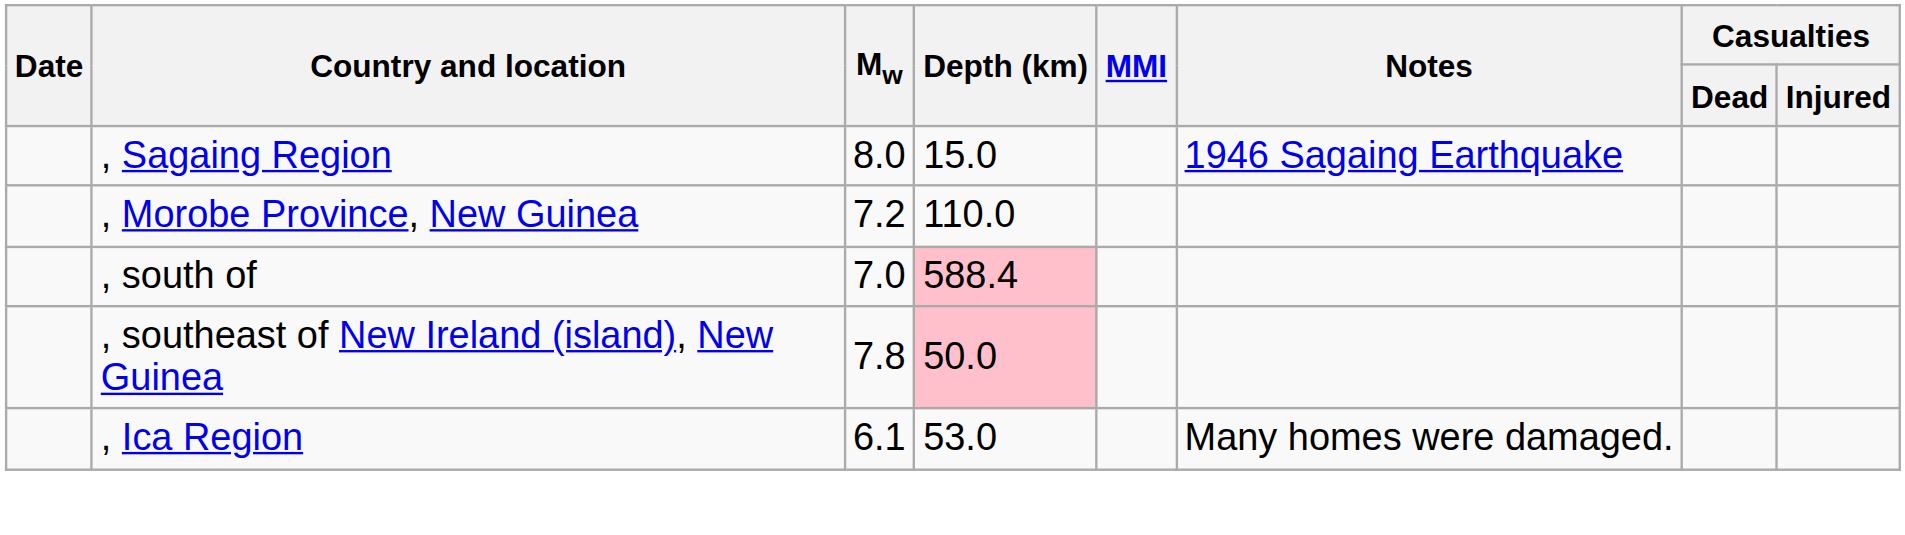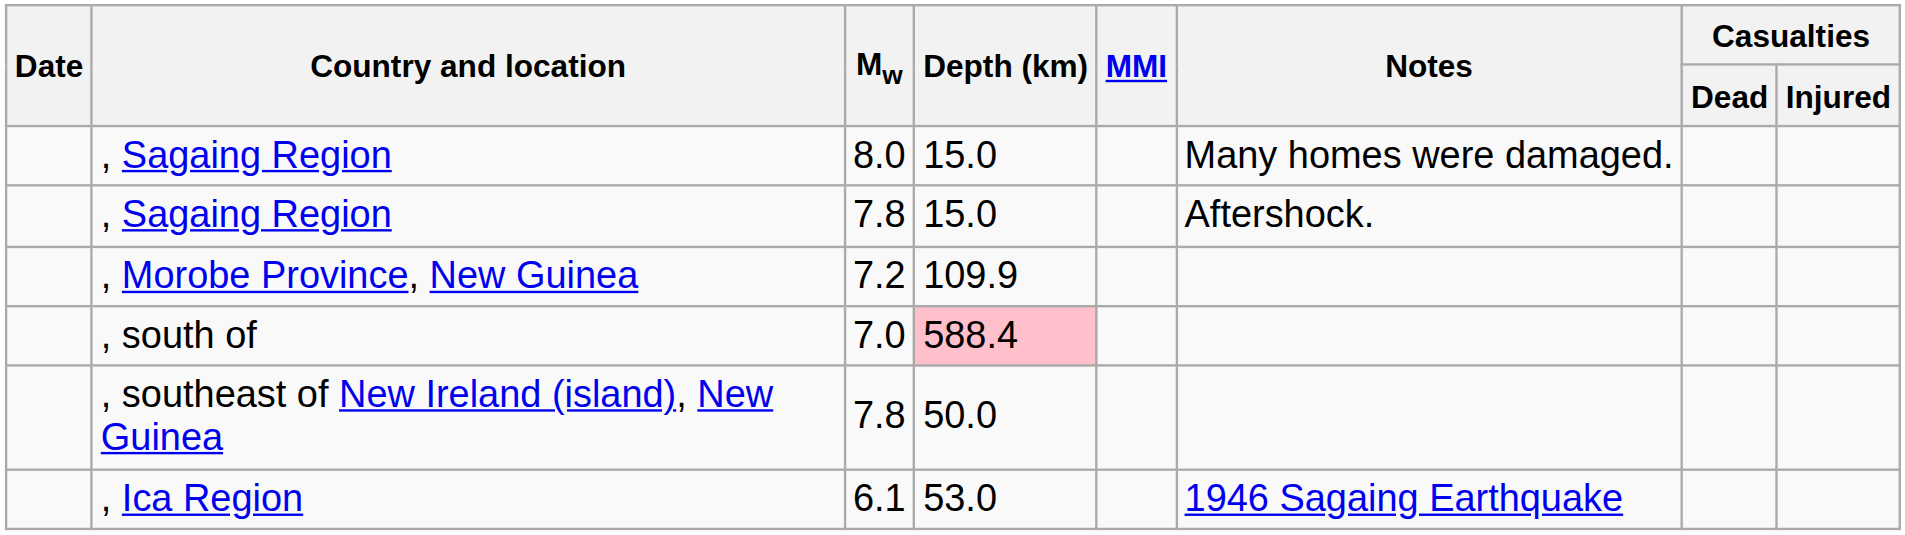(1404, 154) 1946 Sagaing Earthquake -> (1429, 154) Many homes were damaged.
+ row: (246, 214)
(969, 214) 110.0 -> (971, 275) 109.9
(960, 356) pink background -> (960, 416) no background
(1429, 438) Many homes were damaged. -> (1404, 498) 1946 Sagaing Earthquake
